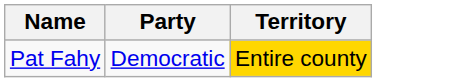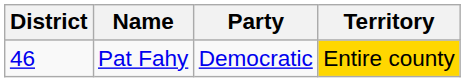+ column: (49, 22)
